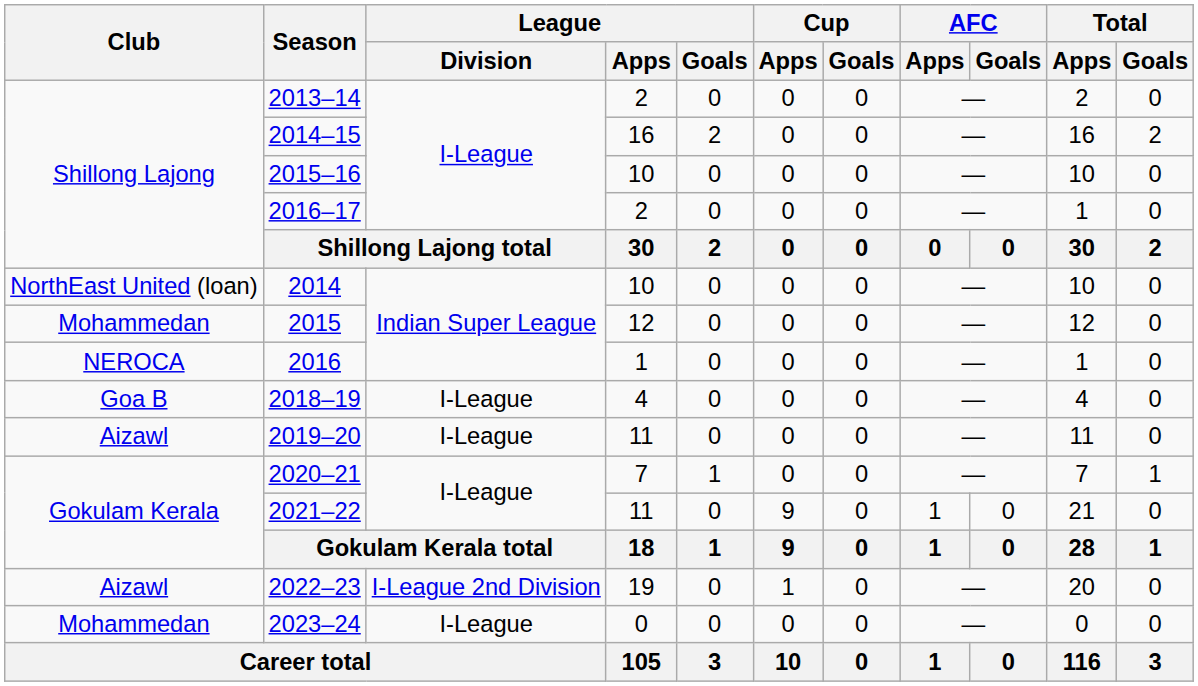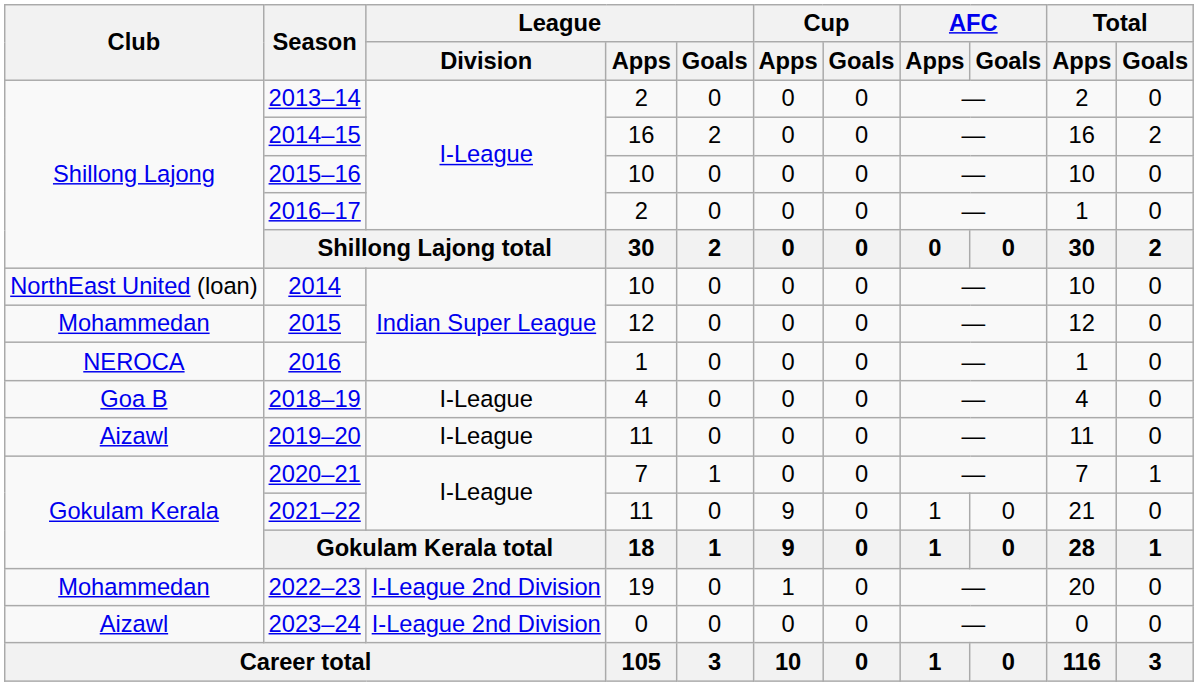(134, 586) Aizawl -> (134, 586) Mohammedan
(134, 624) Mohammedan -> (134, 624) Aizawl
(486, 624) I-League -> (486, 624) I-League 2nd Division
